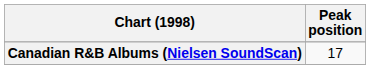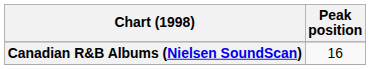(335, 53) 17 -> (335, 53) 16
